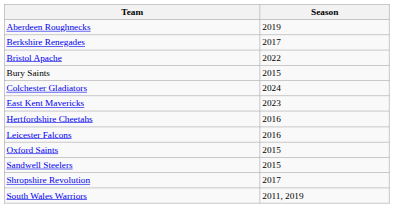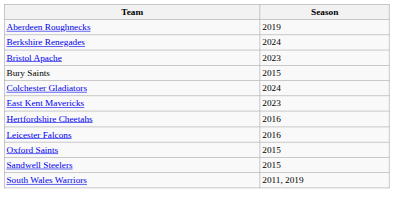(272, 42) 2017 -> (272, 42) 2024
(272, 58) 2022 -> (272, 58) 2023
- row: (48, 180)
